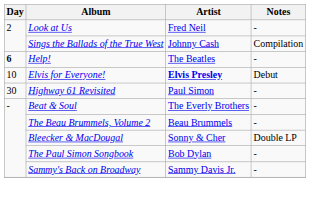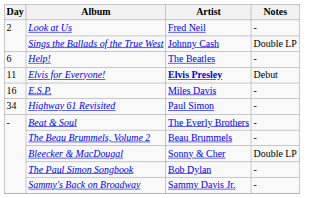(278, 43) Compilation -> (275, 43) Double LP
(9, 59) bold -> (9, 59) normal
(12, 75) 10 -> (11, 75) 11
+ row: (40, 91)
(12, 91) 30 -> (12, 106) 34
